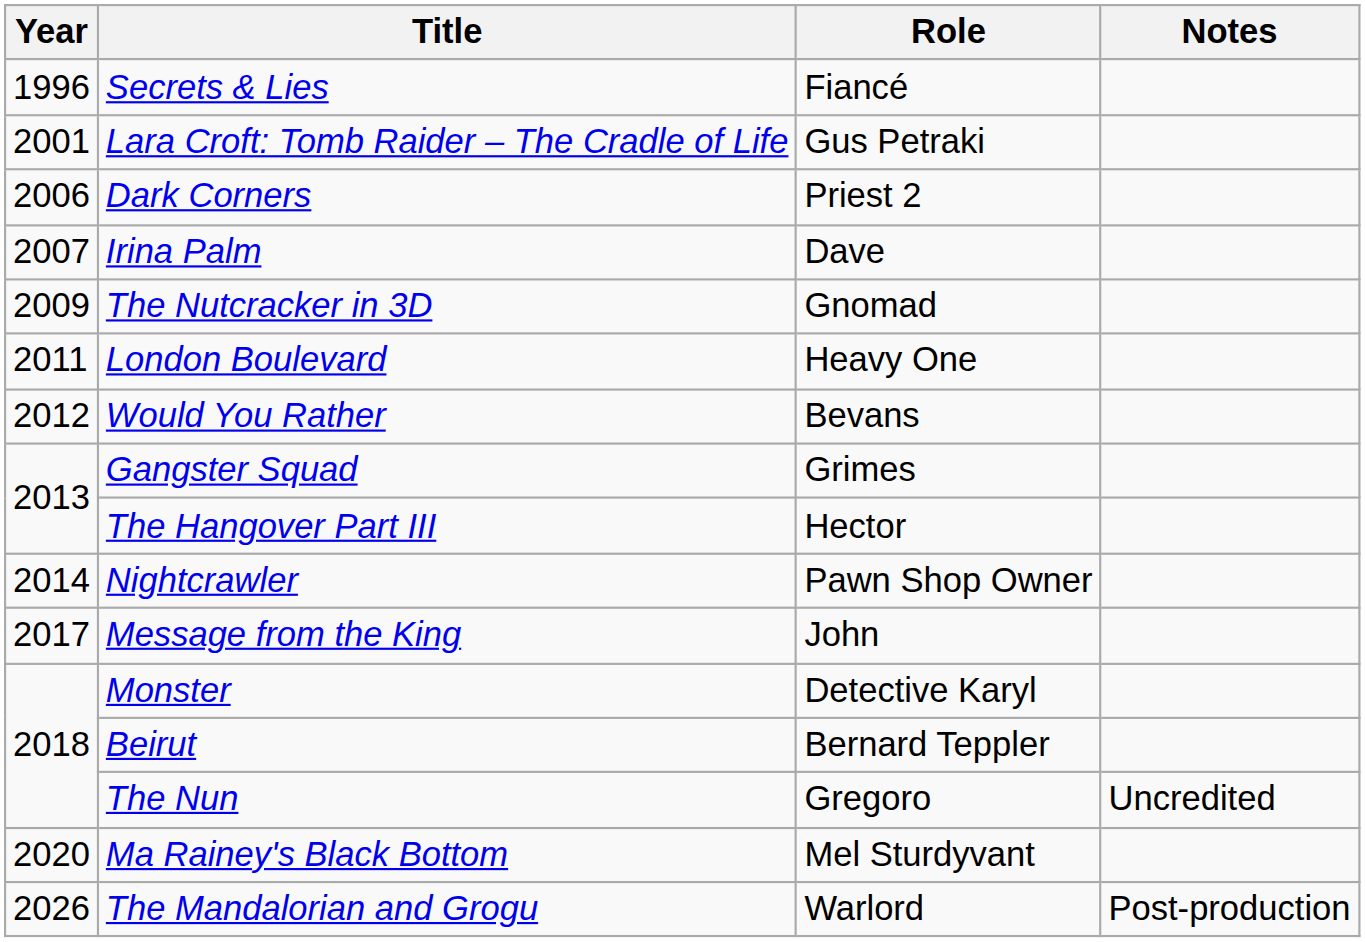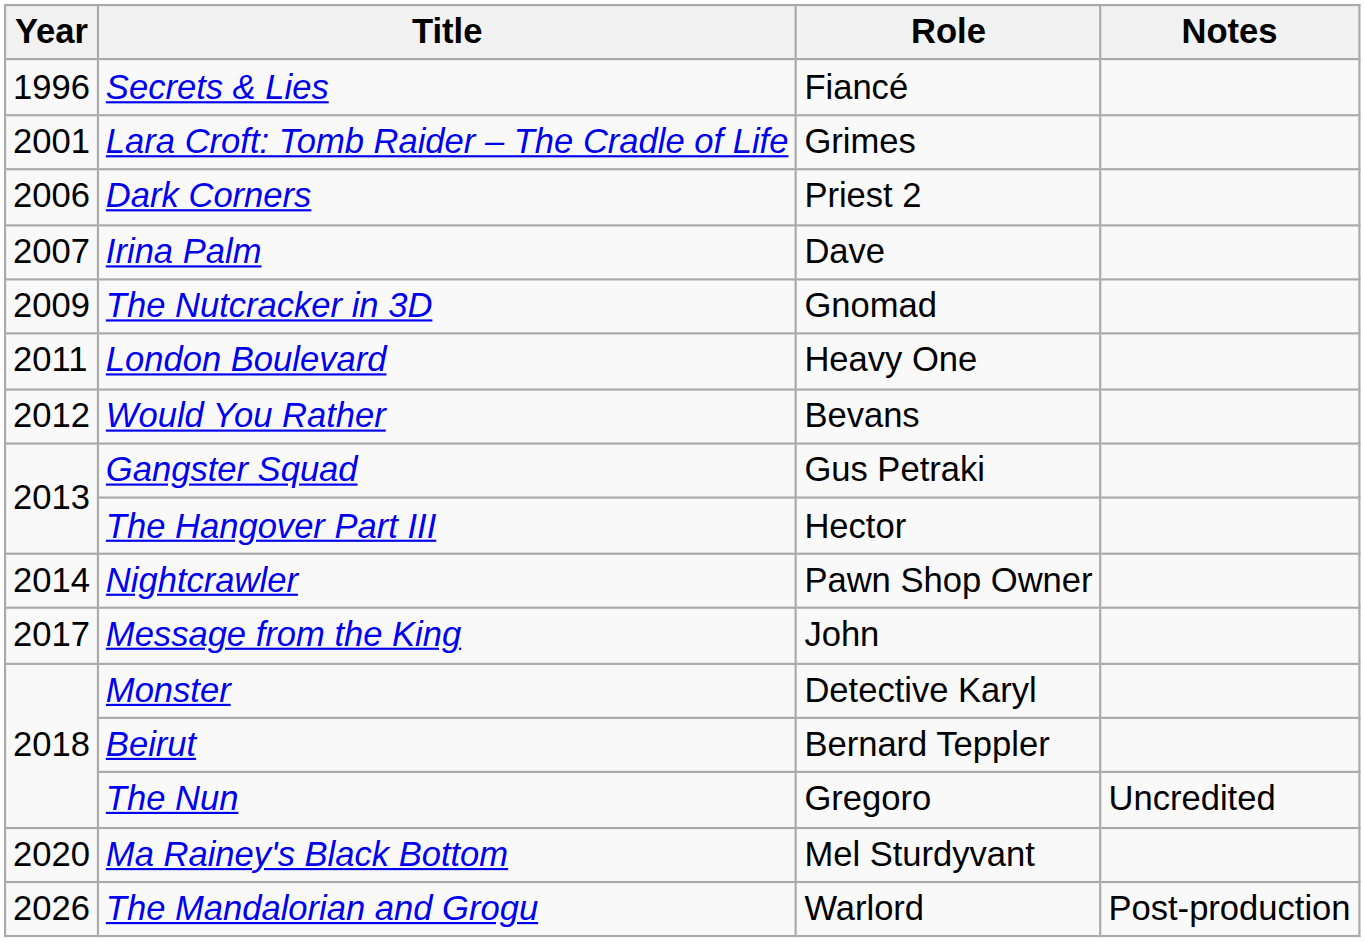(895, 141) Gus Petraki -> (860, 141) Grimes
(860, 470) Grimes -> (895, 470) Gus Petraki
